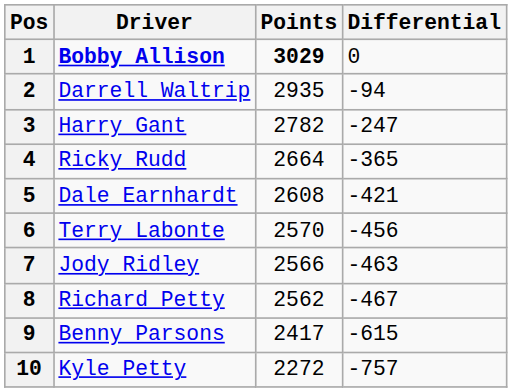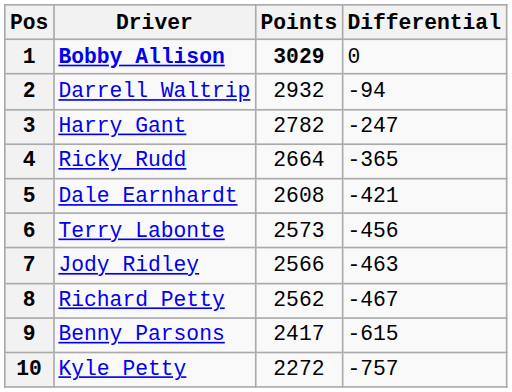(299, 92) 2935 -> (299, 92) 2932
(299, 231) 2570 -> (299, 231) 2573
